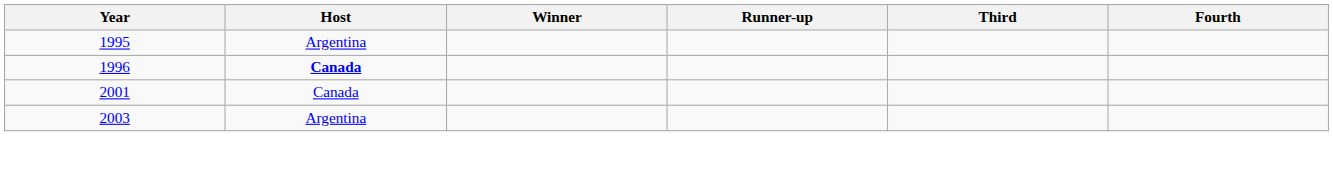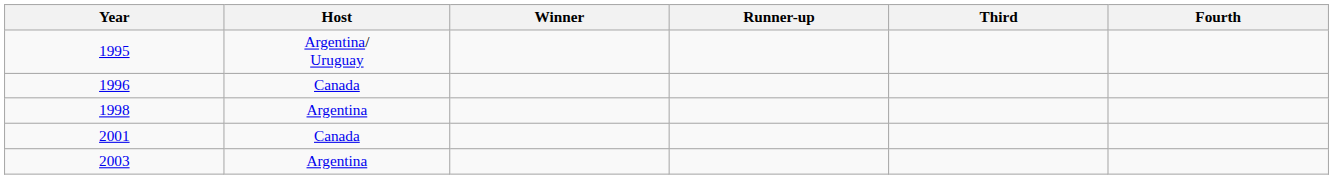(336, 42) Argentina -> (337, 51) Argentina/ Uruguay
(336, 67) bold -> (337, 85) normal
+ row: (114, 111)
